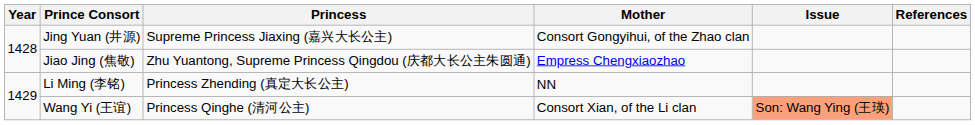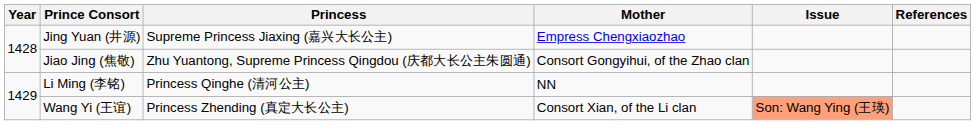(643, 37) Consort Gongyihui, of the Zhao clan -> (611, 37) Empress Chengxiaozhao
(611, 60) Empress Chengxiaozhao -> (643, 60) Consort Gongyihui, of the Zhao clan
(248, 84) Princess Zhending (真定大长公主) -> (228, 84) Princess Qinghe (清河公主)
(228, 107) Princess Qinghe (清河公主) -> (248, 107) Princess Zhending (真定大长公主)
